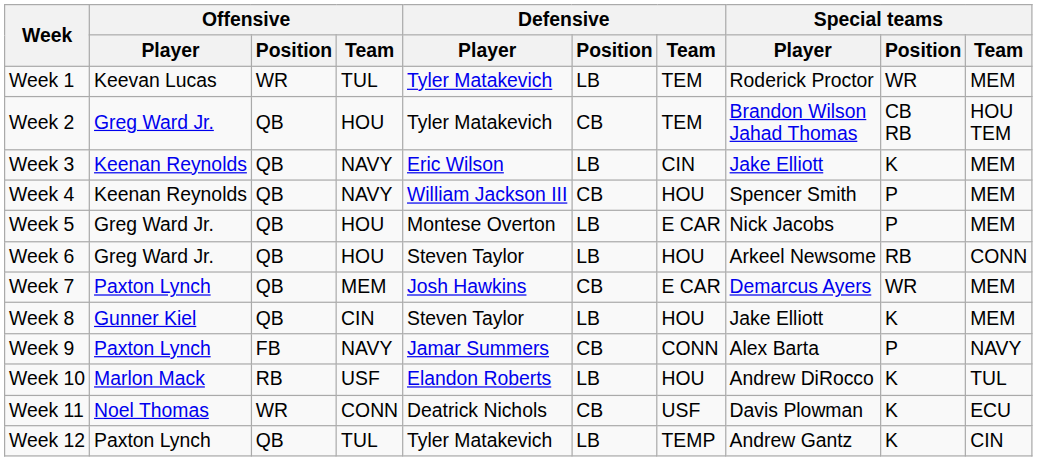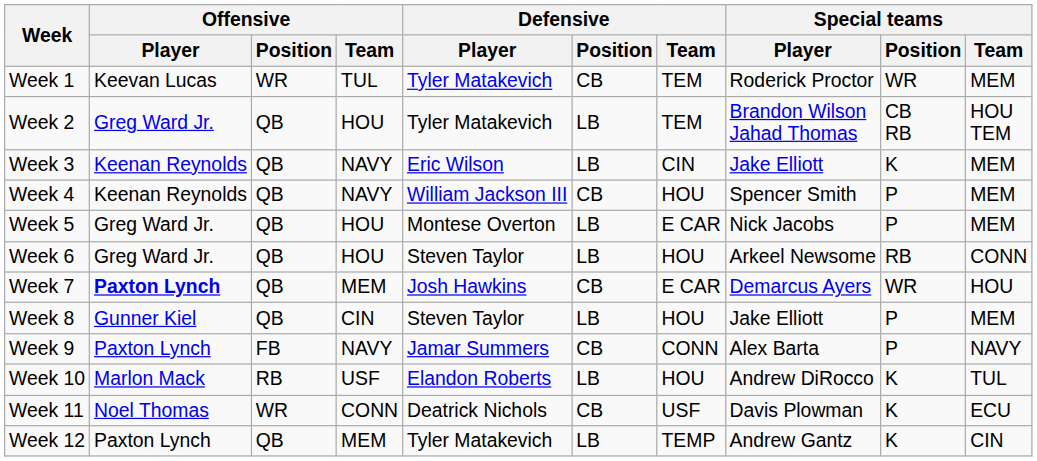(588, 81) LB -> (590, 81) CB
(590, 122) CB -> (588, 122) LB
(152, 287) normal -> (157, 287) bold
(993, 287) MEM -> (992, 287) HOU
(891, 317) K -> (891, 317) P
(359, 440) TUL -> (364, 440) MEM
